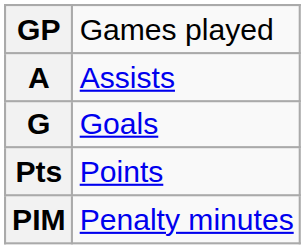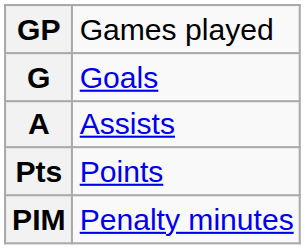rows swapped: (39, 124) <-> (39, 77)
